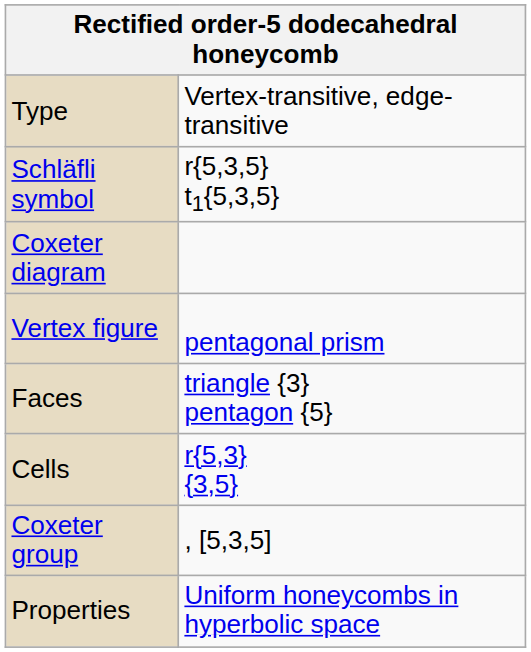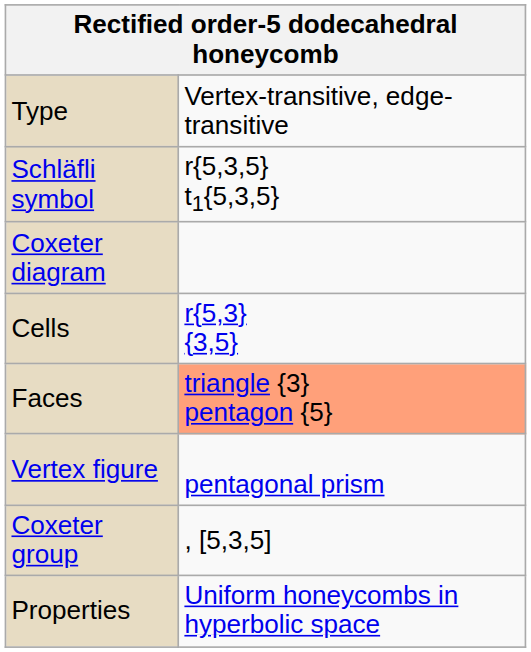rows swapped: (40, 469) <-> (85, 327)
(258, 398) no background -> (258, 398) lightsalmon background
